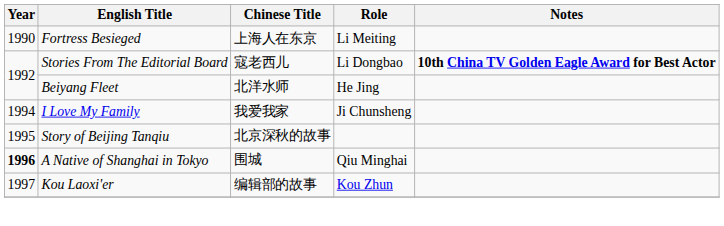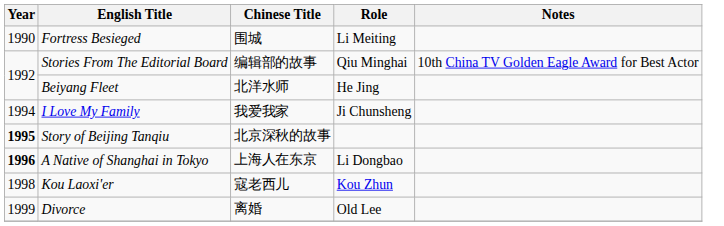(275, 38) 上海人在东京 -> (248, 38) 围城
(262, 62) 寇老西儿 -> (275, 62) 编辑部的故事
(370, 62) Li Dongbao -> (372, 62) Qiu Minghai
(567, 62) bold -> (558, 62) normal
(21, 136) normal -> (21, 136) bold
(248, 160) 围城 -> (275, 160) 上海人在东京
(372, 160) Qiu Minghai -> (370, 160) Li Dongbao
(21, 184) 1997 -> (21, 184) 1998
(275, 184) 编辑部的故事 -> (262, 184) 寇老西儿
+ row: (63, 209)
